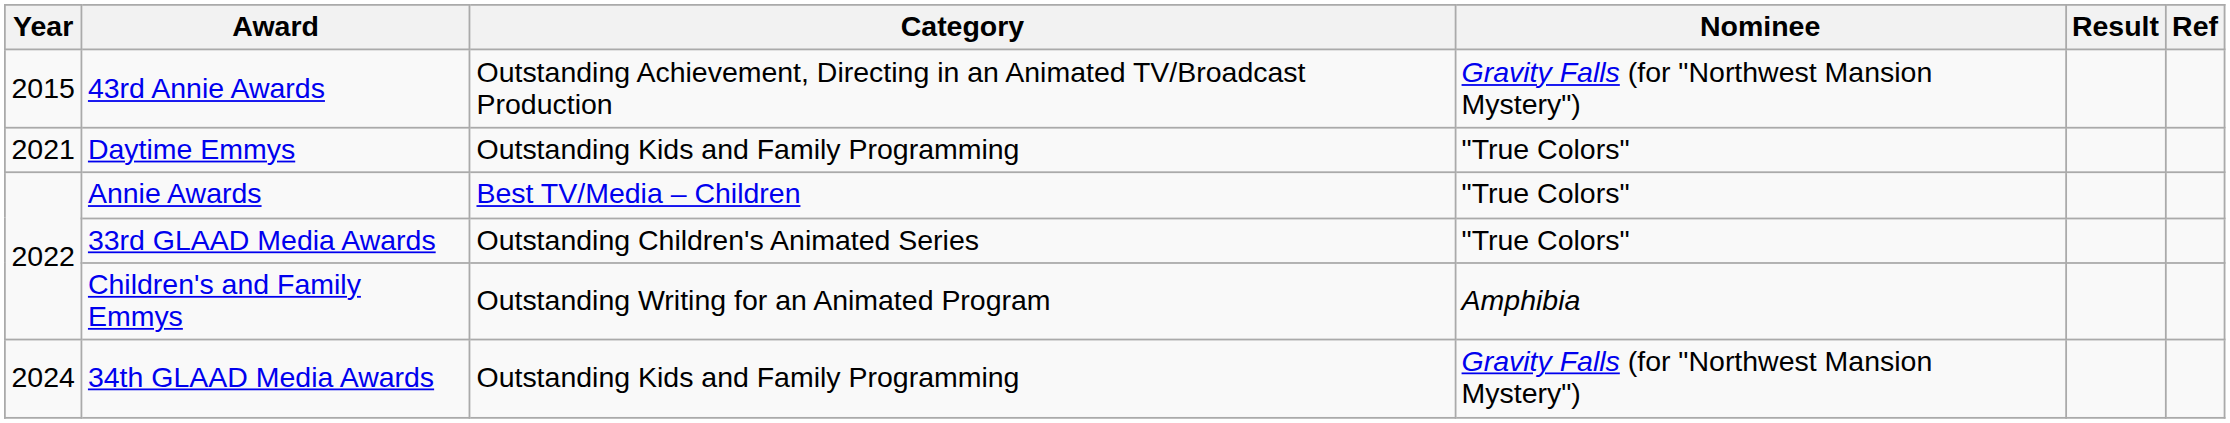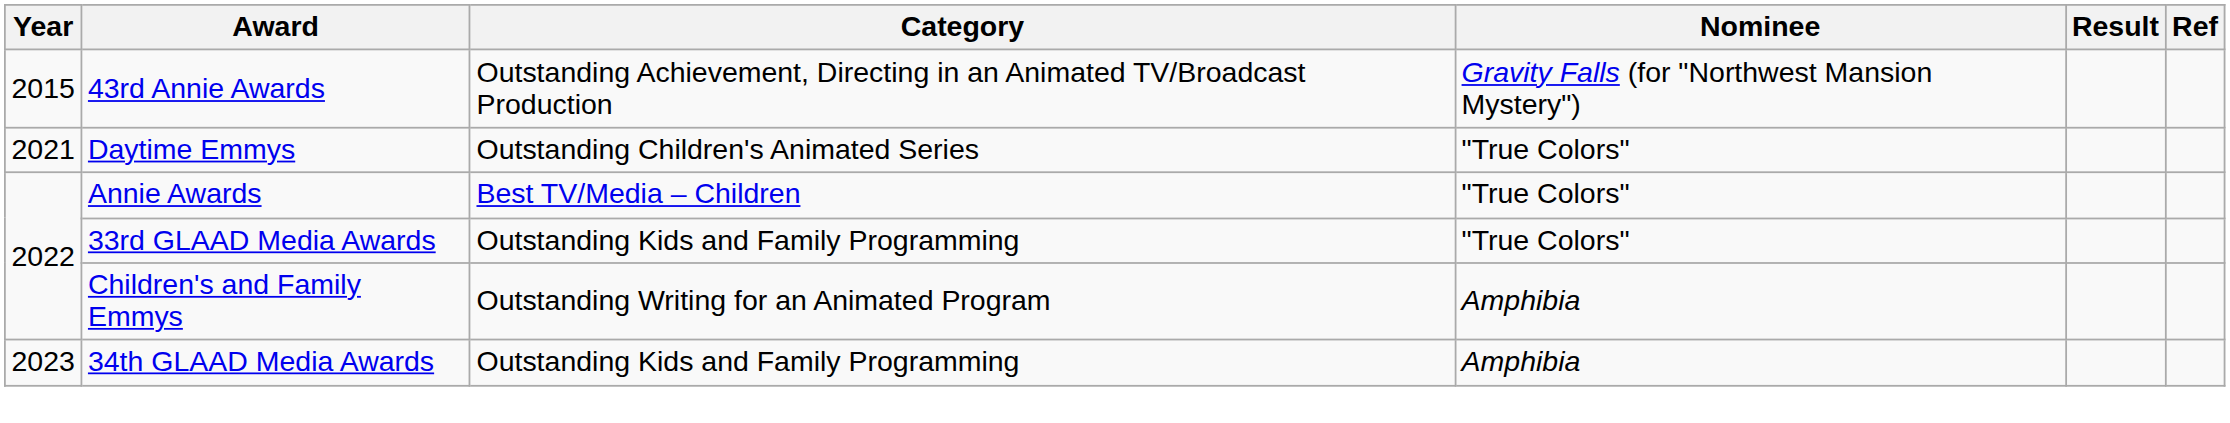(748, 149) Outstanding Kids and Family Programming -> (728, 149) Outstanding Children's Animated Series
(728, 239) Outstanding Children's Animated Series -> (748, 239) Outstanding Kids and Family Programming
(43, 378) 2024 -> (43, 362) 2023
(1697, 378) Gravity Falls (for "Northwest Mansion Mystery") -> (1521, 362) Amphibia
